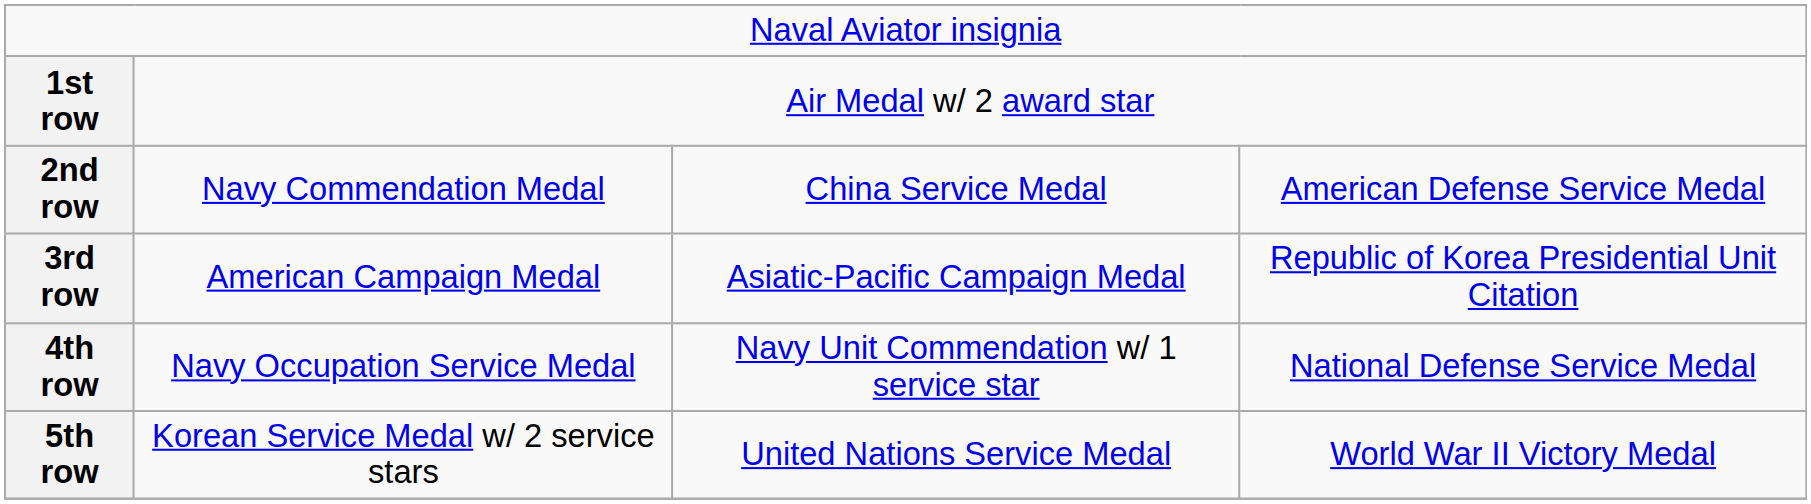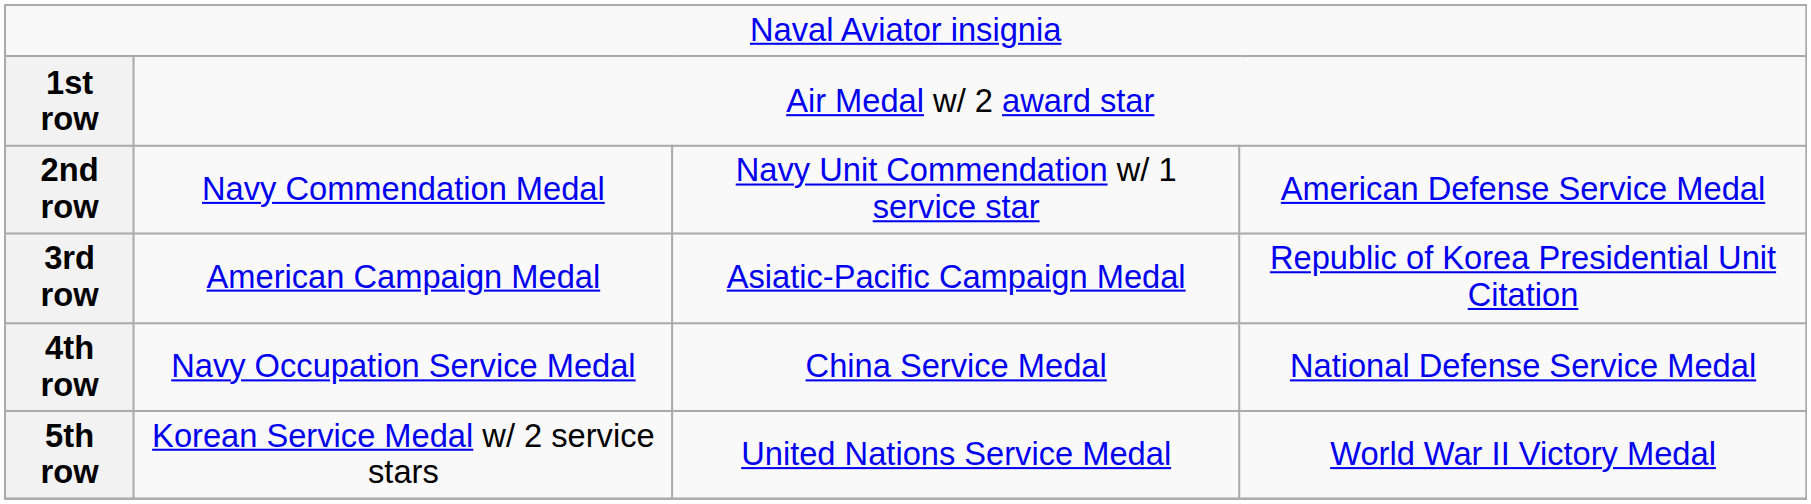(956, 188) China Service Medal -> (956, 188) Navy Unit Commendation w/ 1 service star
(956, 365) Navy Unit Commendation w/ 1 service star -> (956, 365) China Service Medal
